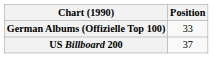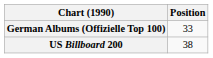(188, 45) 37 -> (188, 45) 38
